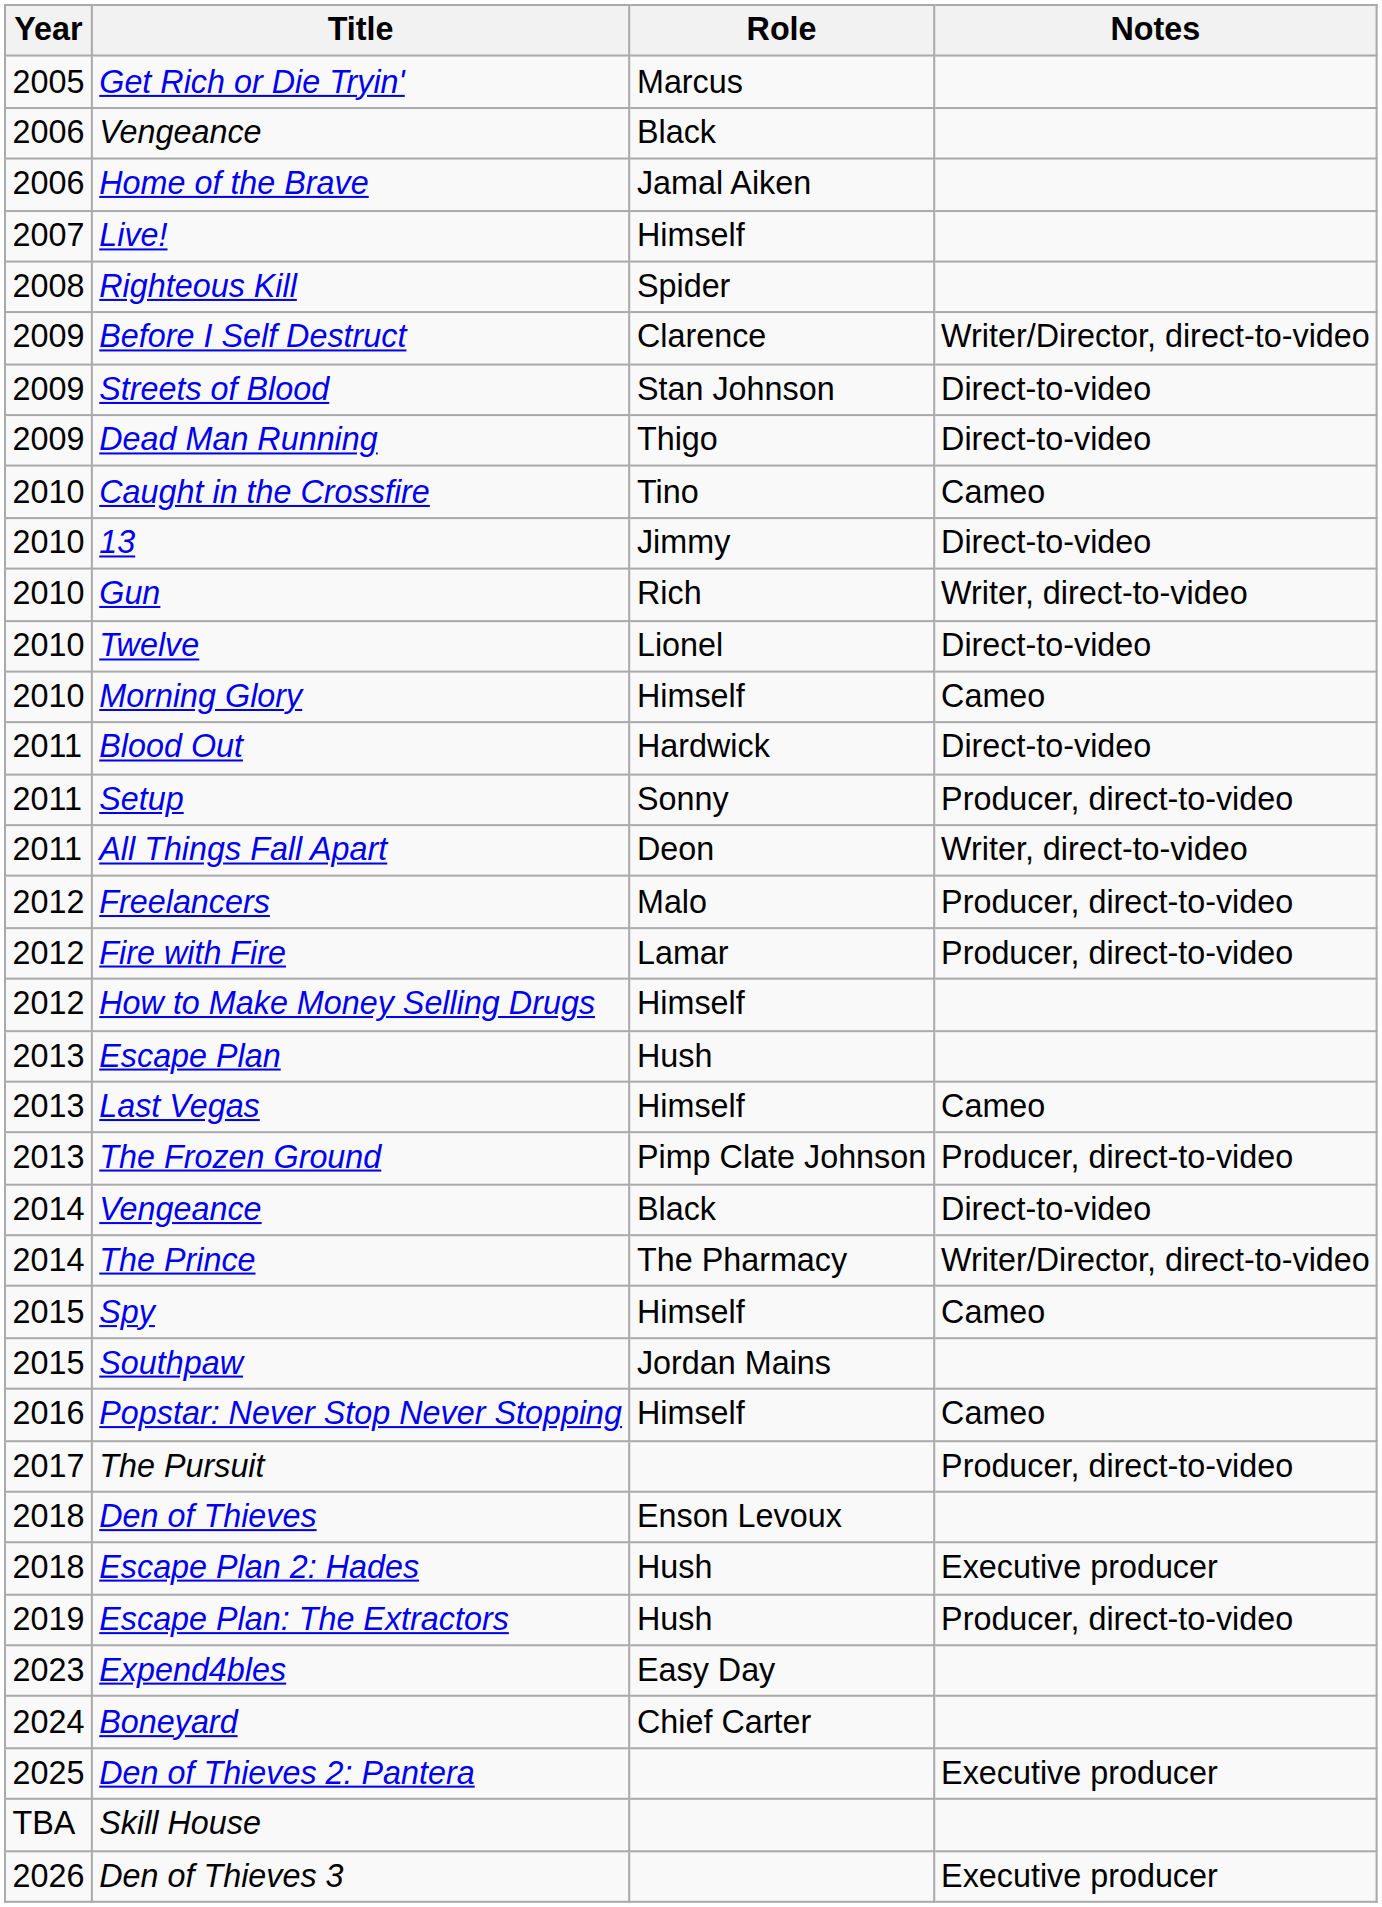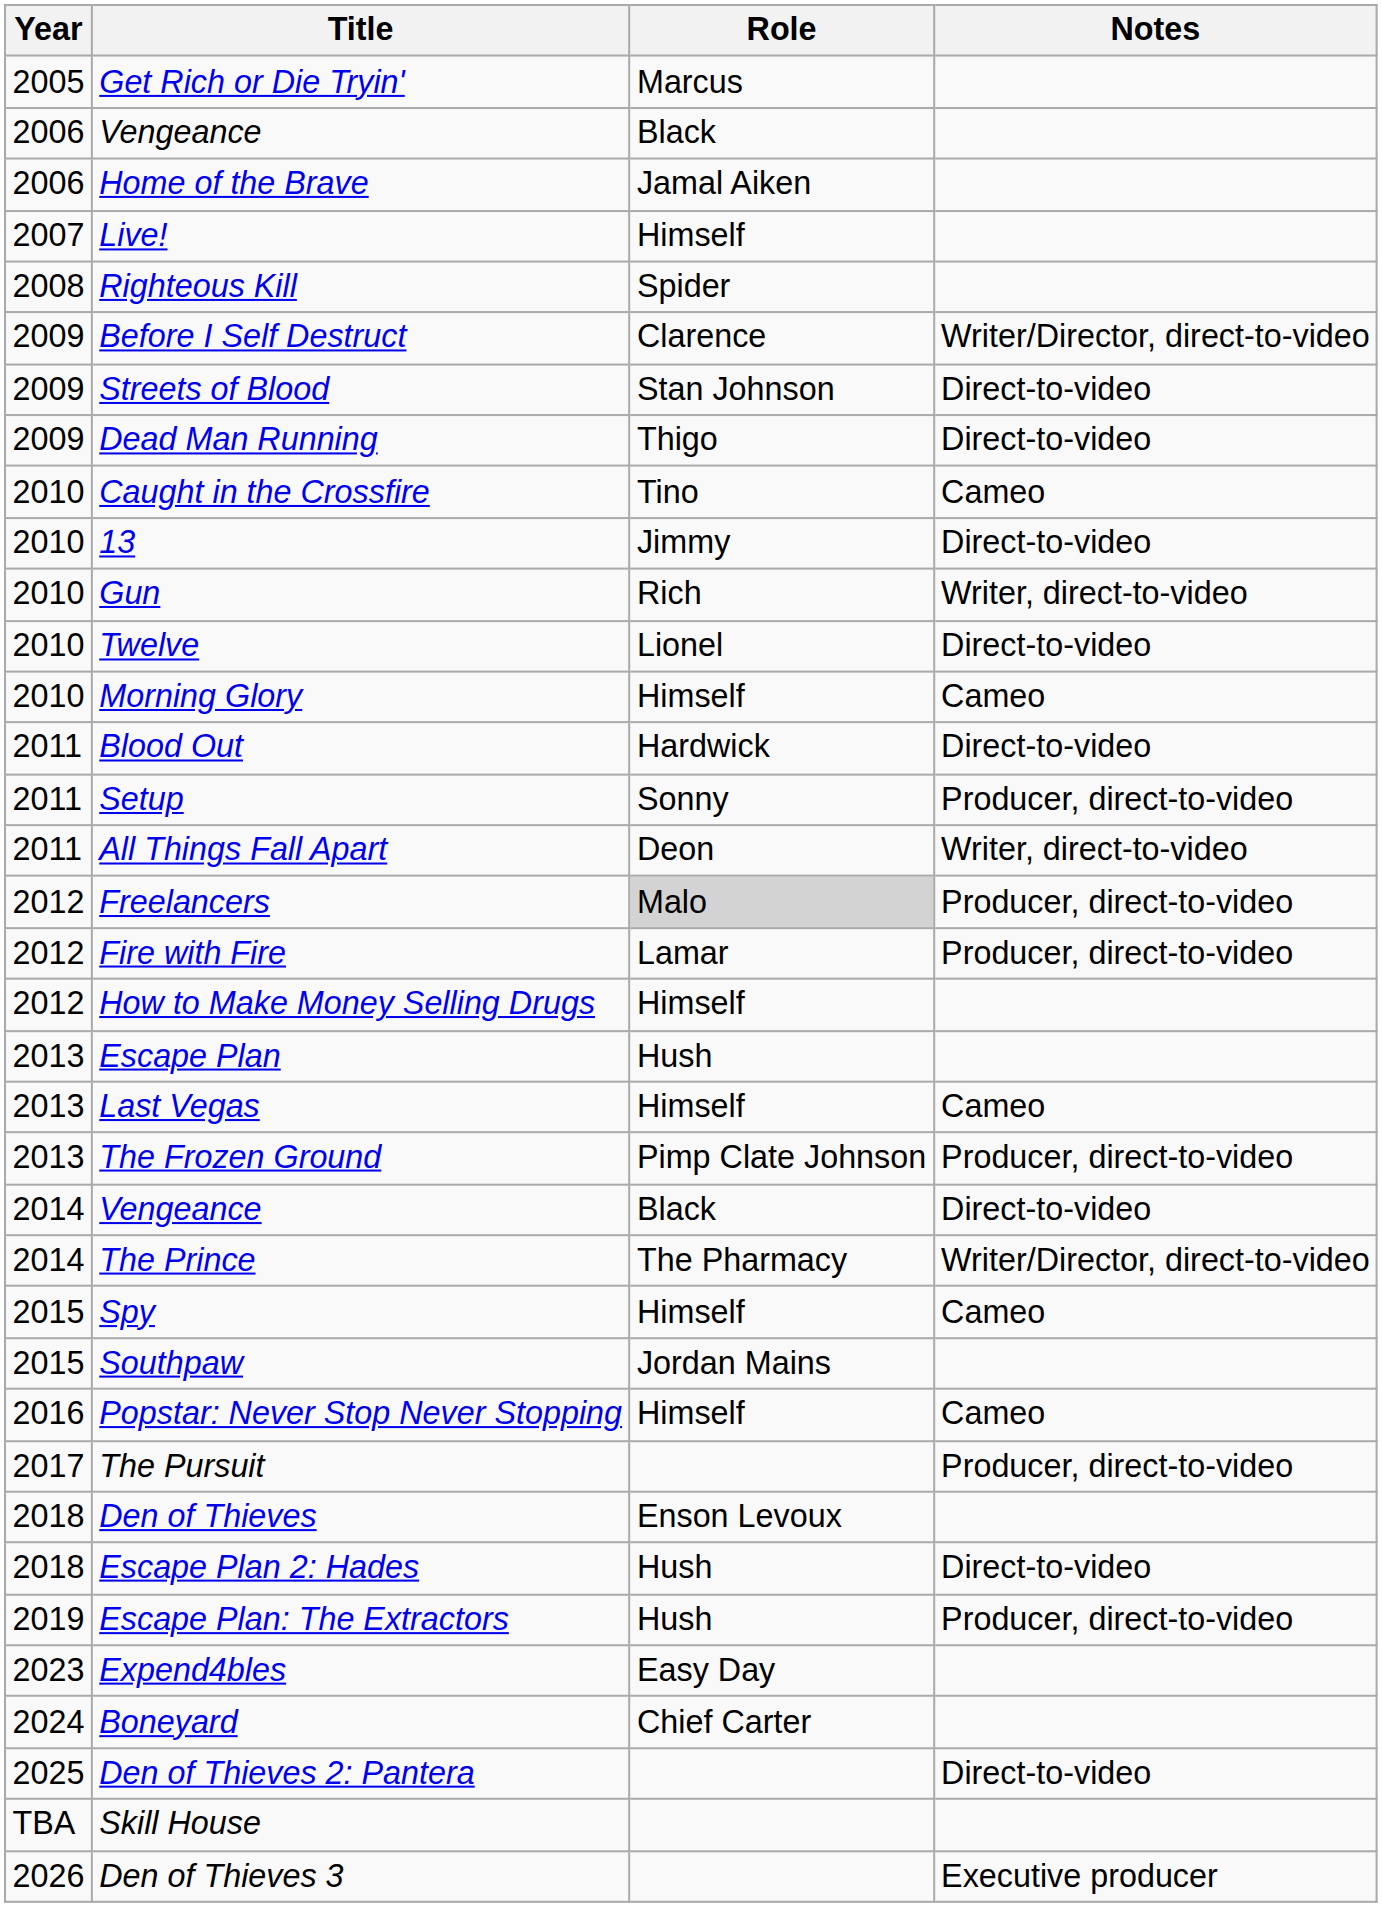(672, 901) no background -> (672, 901) lightgrey background
(1079, 1567) Executive producer -> (1046, 1567) Direct-to-video
(1079, 1772) Executive producer -> (1046, 1772) Direct-to-video
